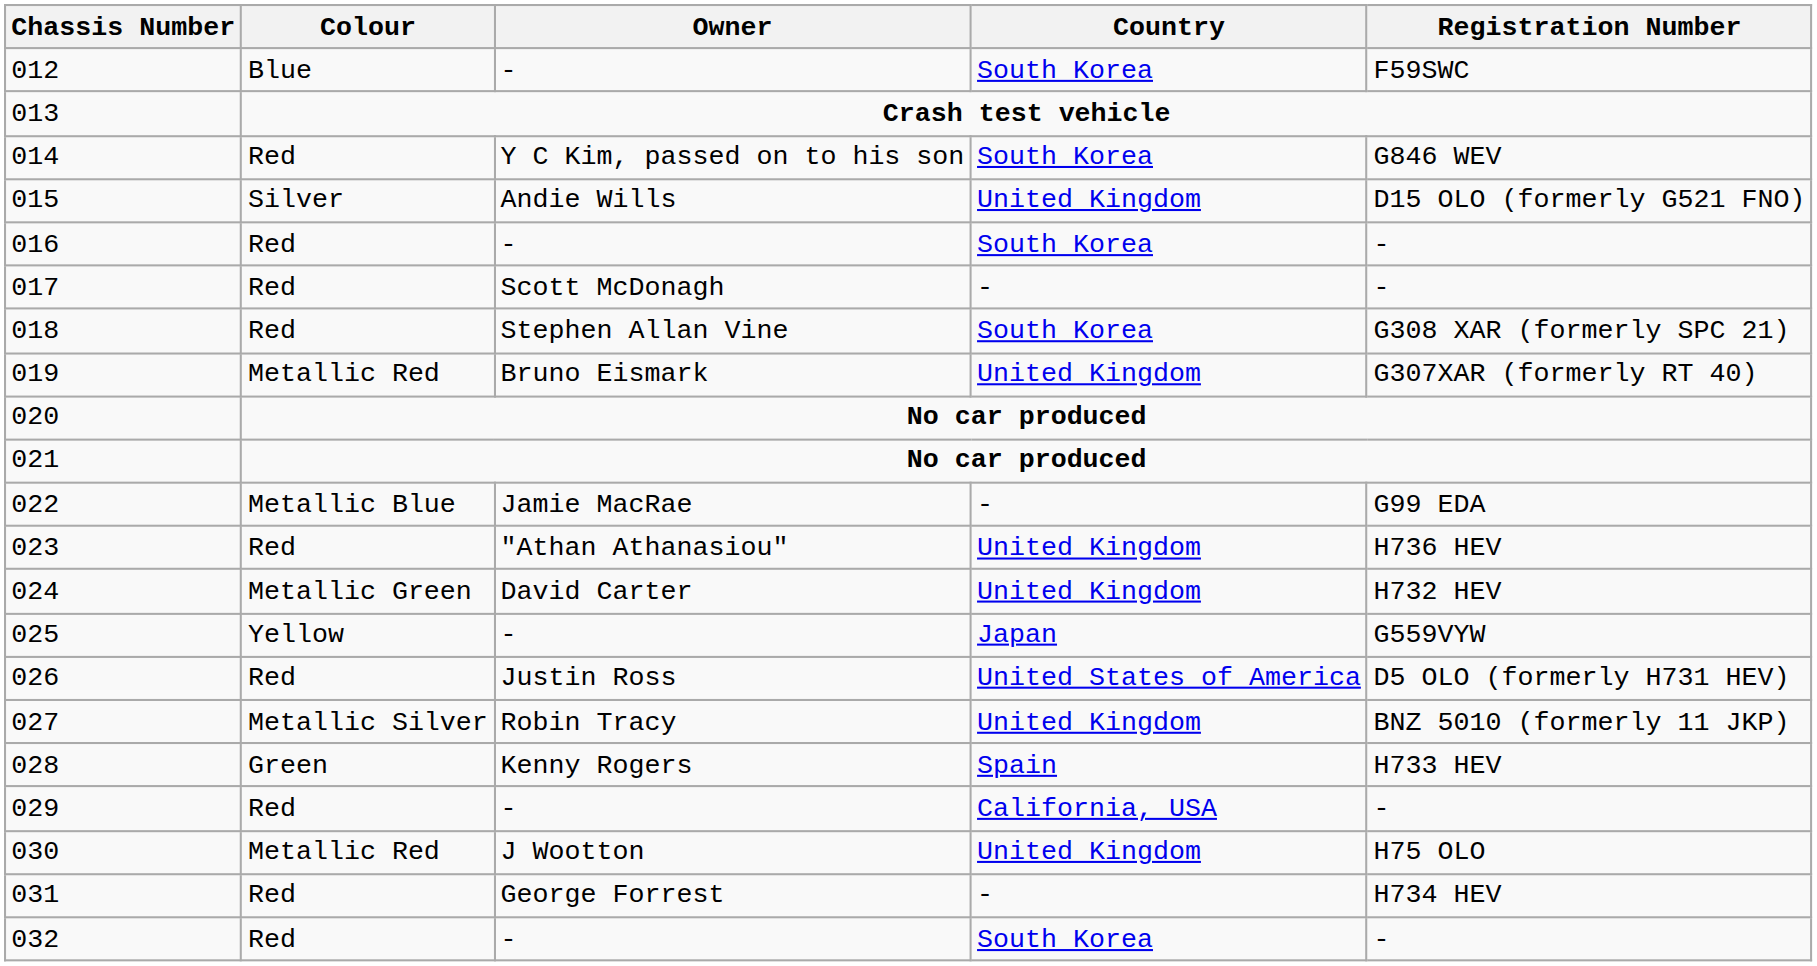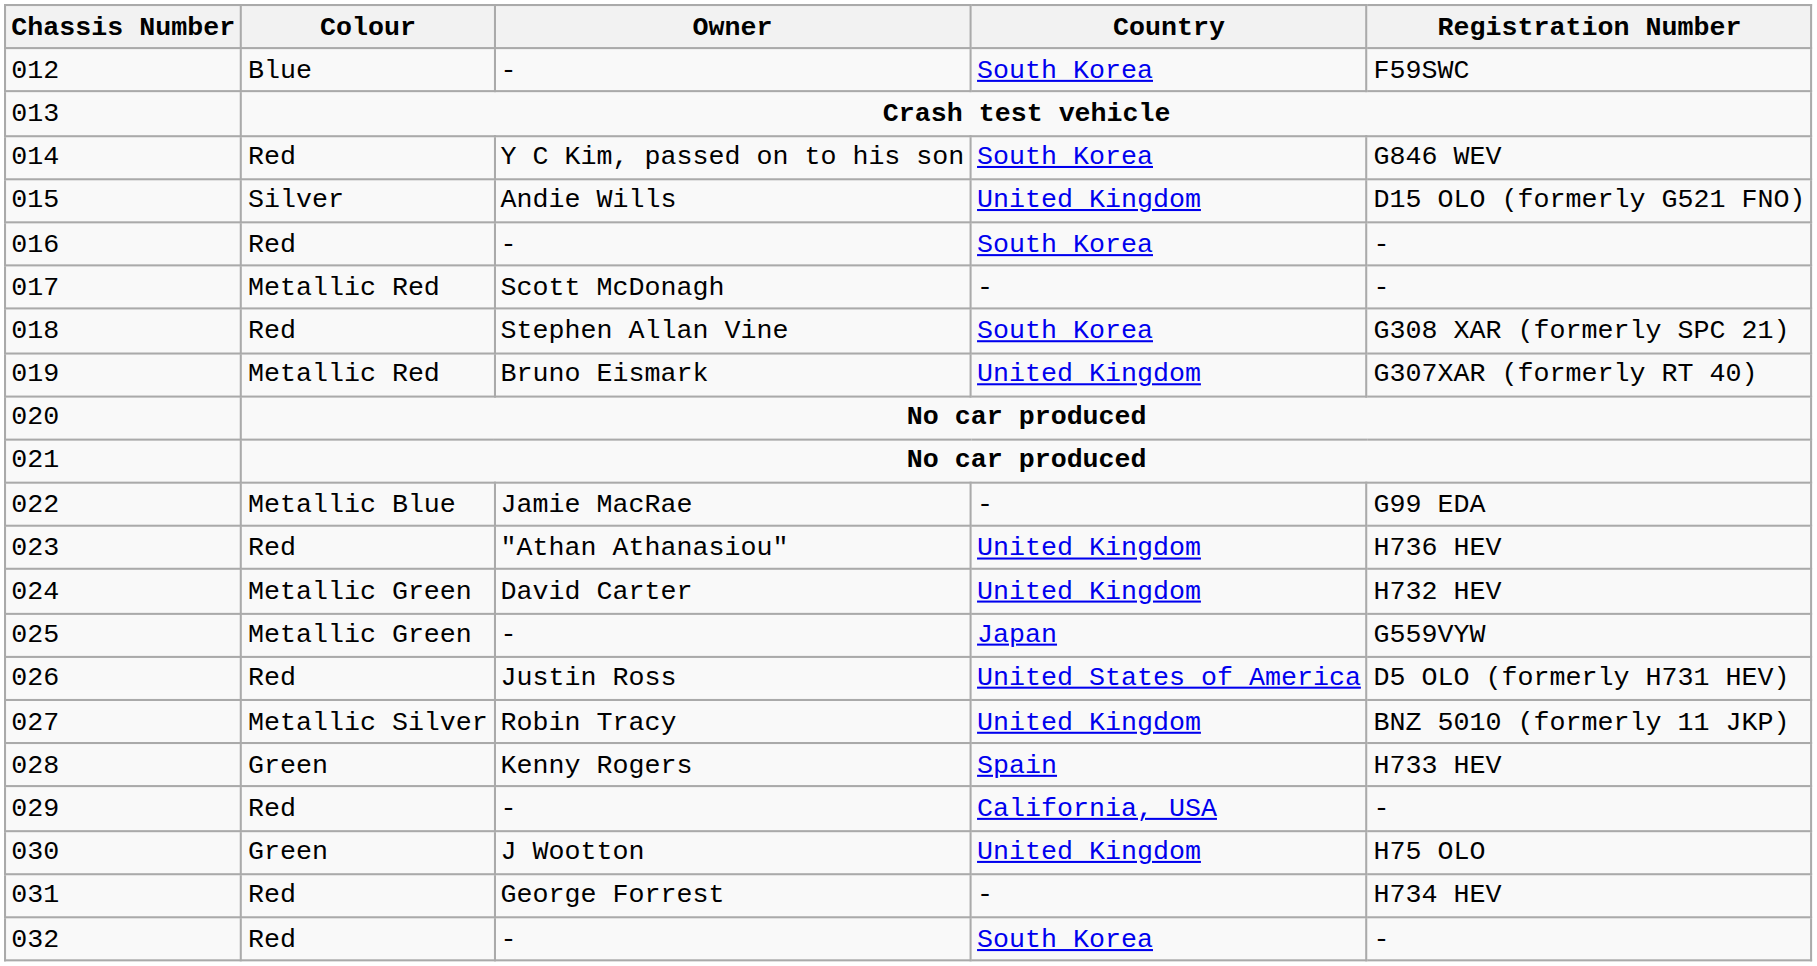(272, 287) Red -> (344, 287) Metallic Red
(296, 635) Yellow -> (360, 635) Metallic Green
(344, 852) Metallic Red -> (288, 852) Green
